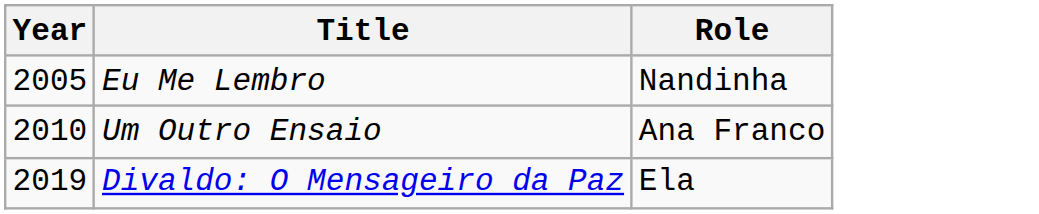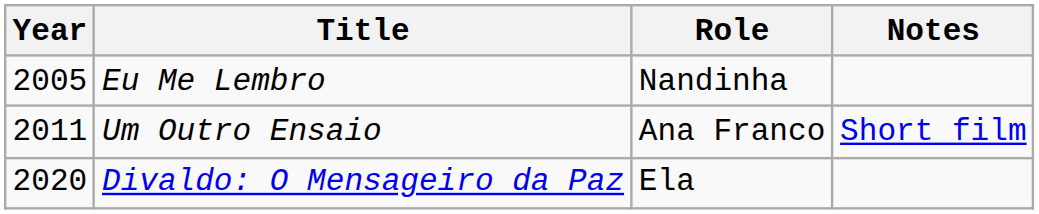+ column: (933, 31)
(50, 132) 2010 -> (50, 132) 2011
(50, 182) 2019 -> (50, 182) 2020
